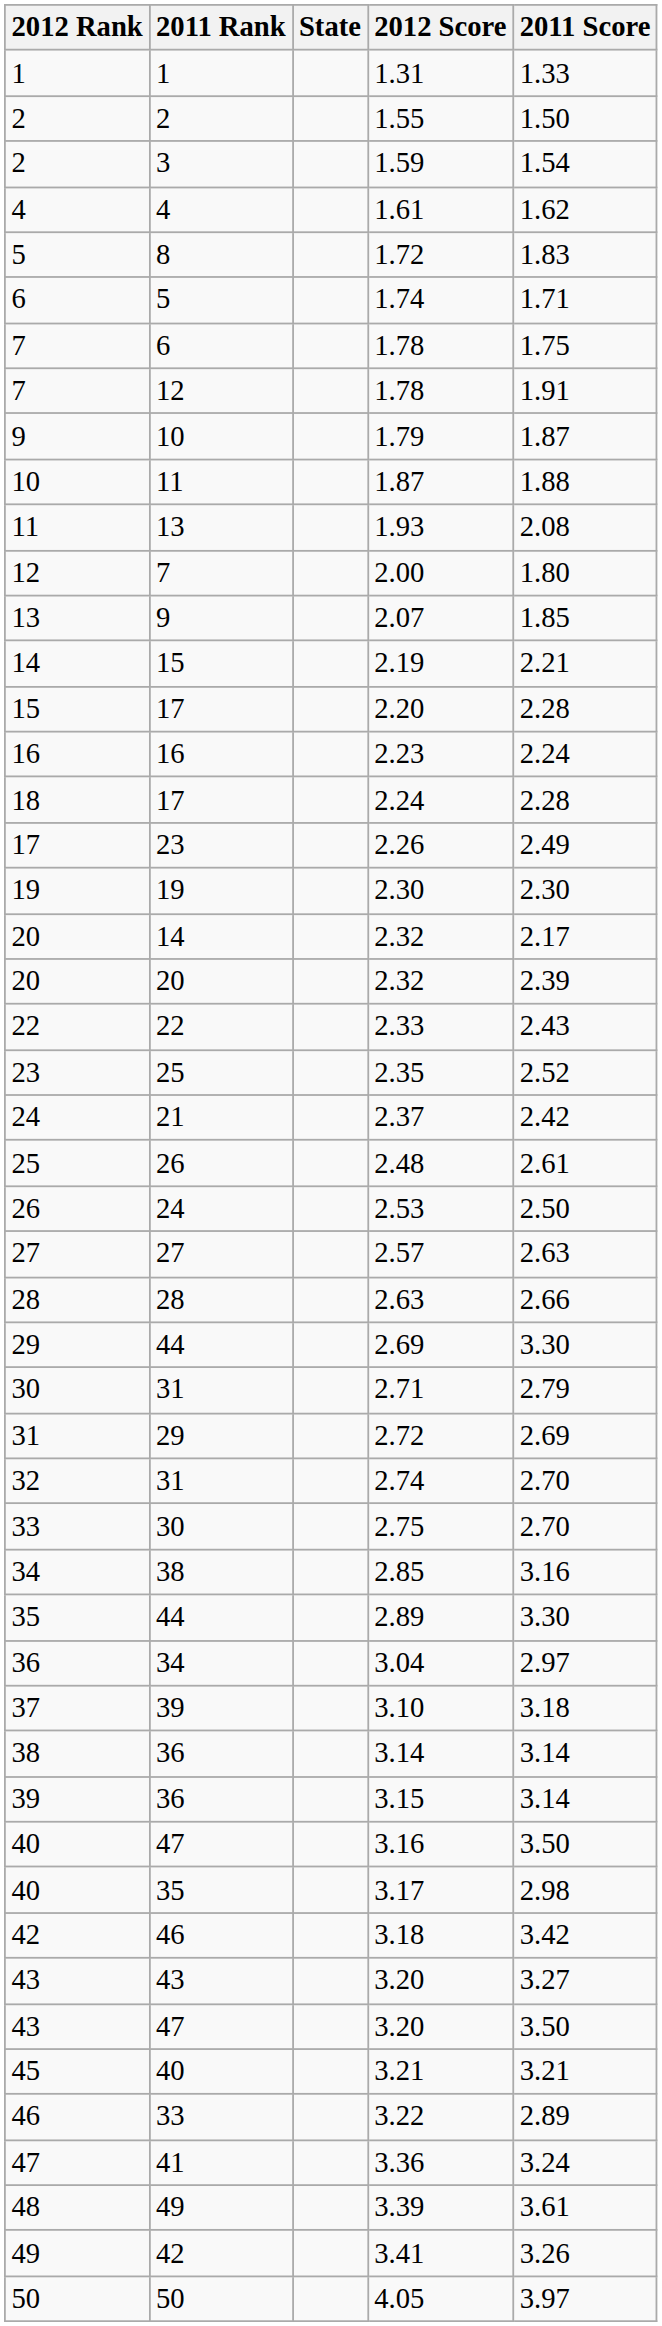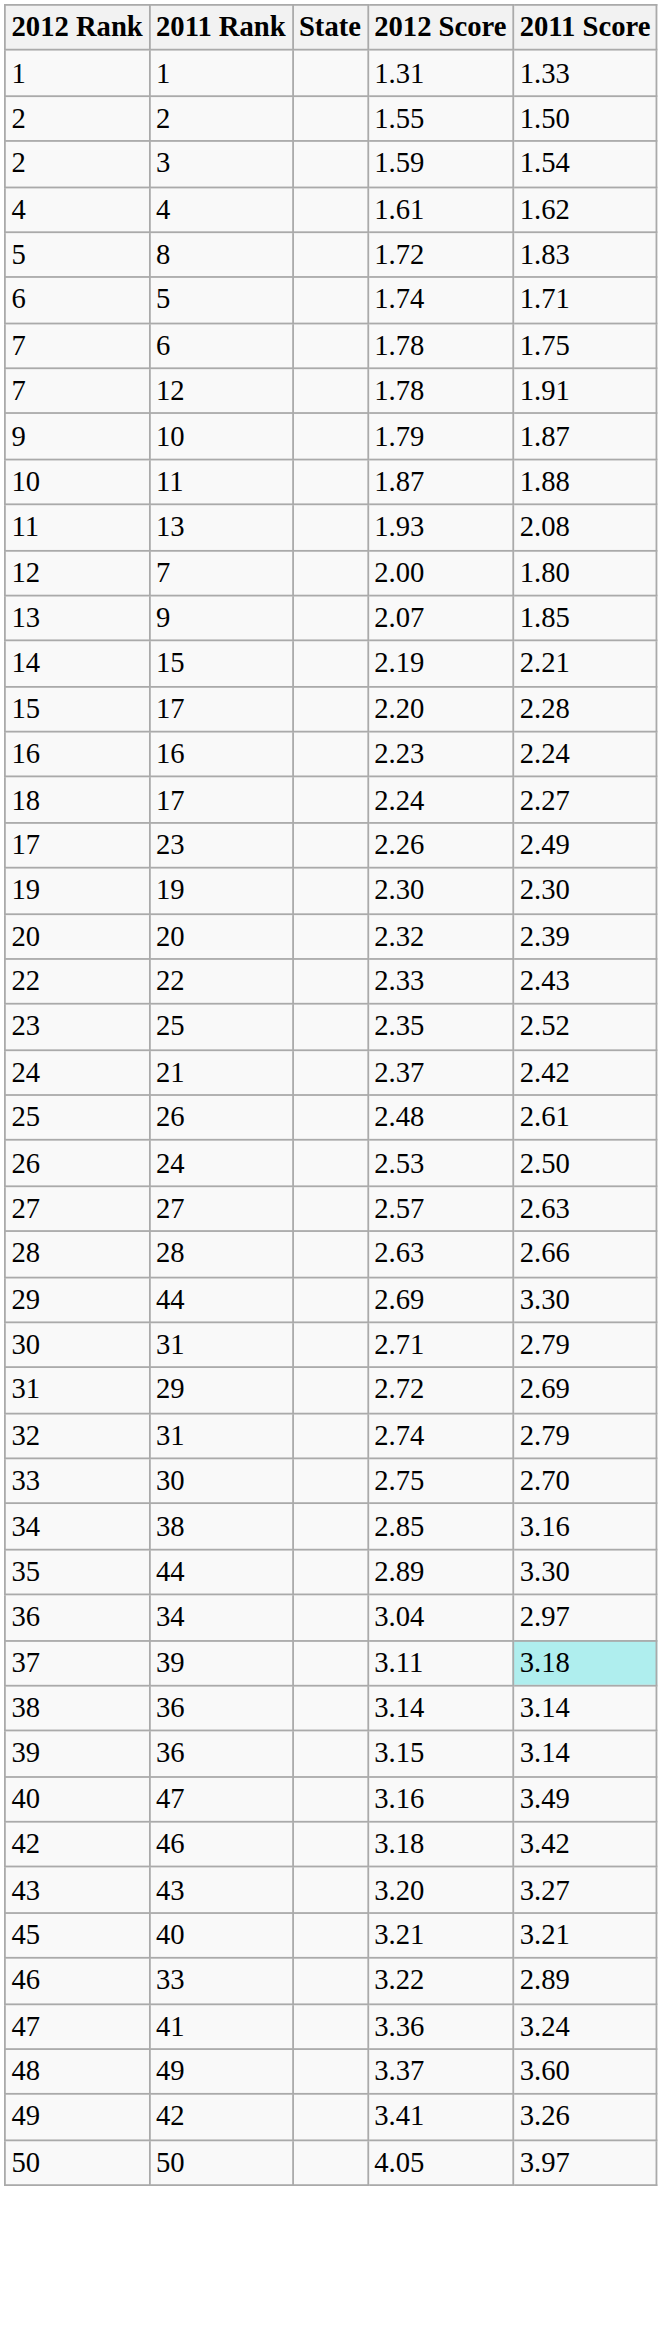(545, 799) 2.28 -> (545, 799) 2.27
- row: (26, 935)
(545, 1480) 2.70 -> (545, 1435) 2.79
(399, 1707) 3.10 -> (399, 1662) 3.11
(545, 1707) no background -> (545, 1662) paleturquoise background
(545, 1844) 3.50 -> (545, 1798) 3.49
- row: (26, 1889)
- row: (26, 2025)
(399, 2207) 3.39 -> (399, 2071) 3.37
(545, 2207) 3.61 -> (545, 2071) 3.60
